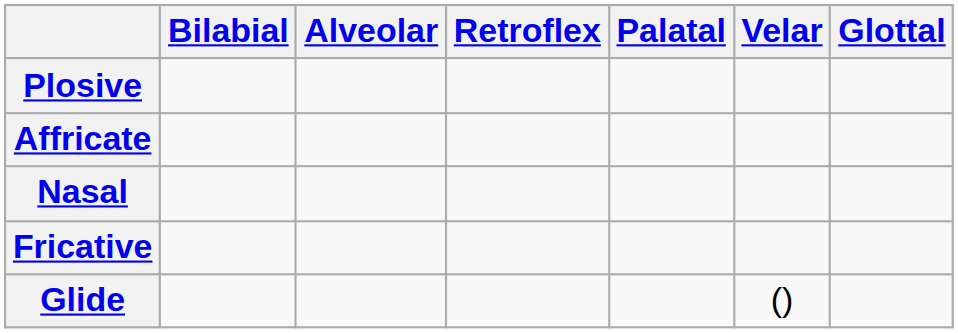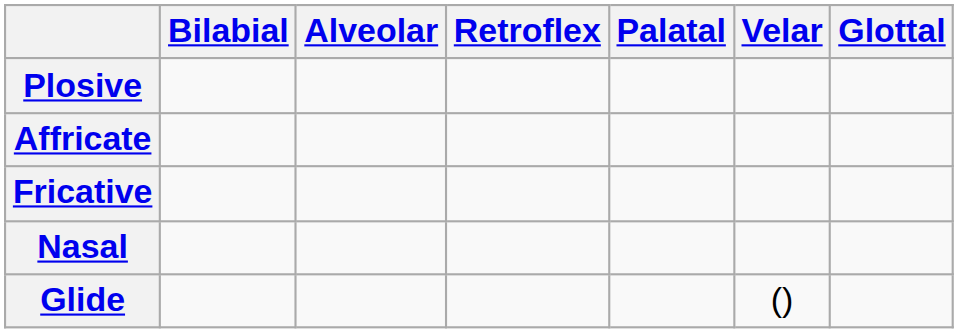rows swapped: (83, 246) <-> (83, 192)
